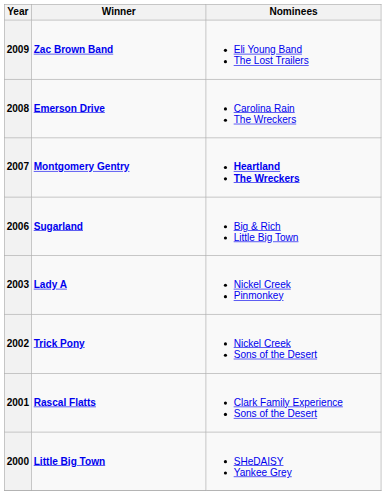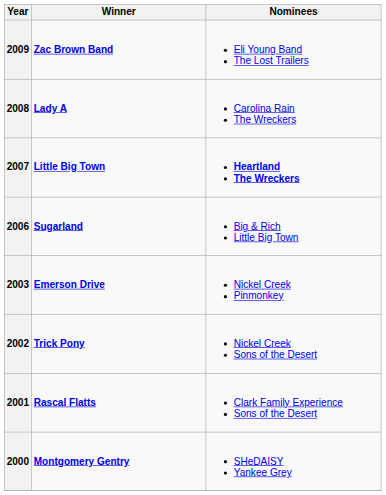(69, 108) Emerson Drive -> (50, 108) Lady A
(82, 167) Montgomery Gentry -> (69, 167) Little Big Town
(50, 285) Lady A -> (69, 285) Emerson Drive
(69, 461) Little Big Town -> (82, 461) Montgomery Gentry
